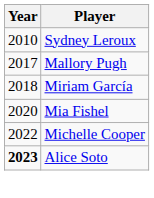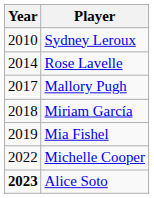+ row: (84, 63)
(23, 110) 2020 -> (23, 134) 2019
